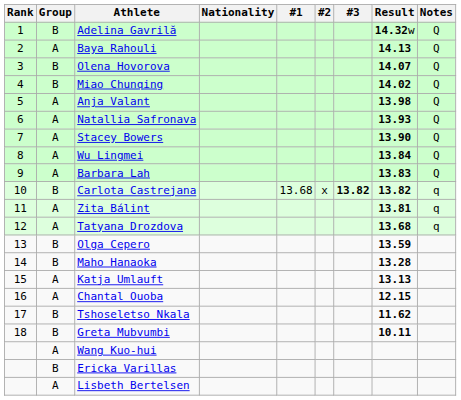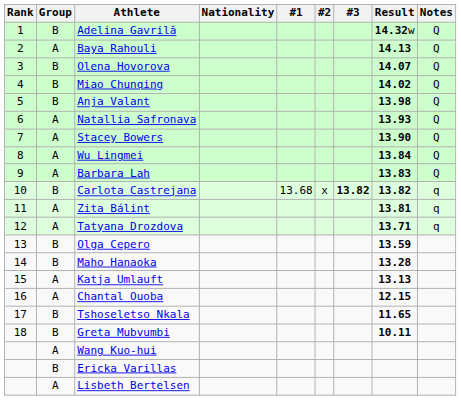(55, 102) A -> (55, 102) B
(395, 227) 13.68 -> (395, 227) 13.71
(395, 315) 11.62 -> (395, 315) 11.65
